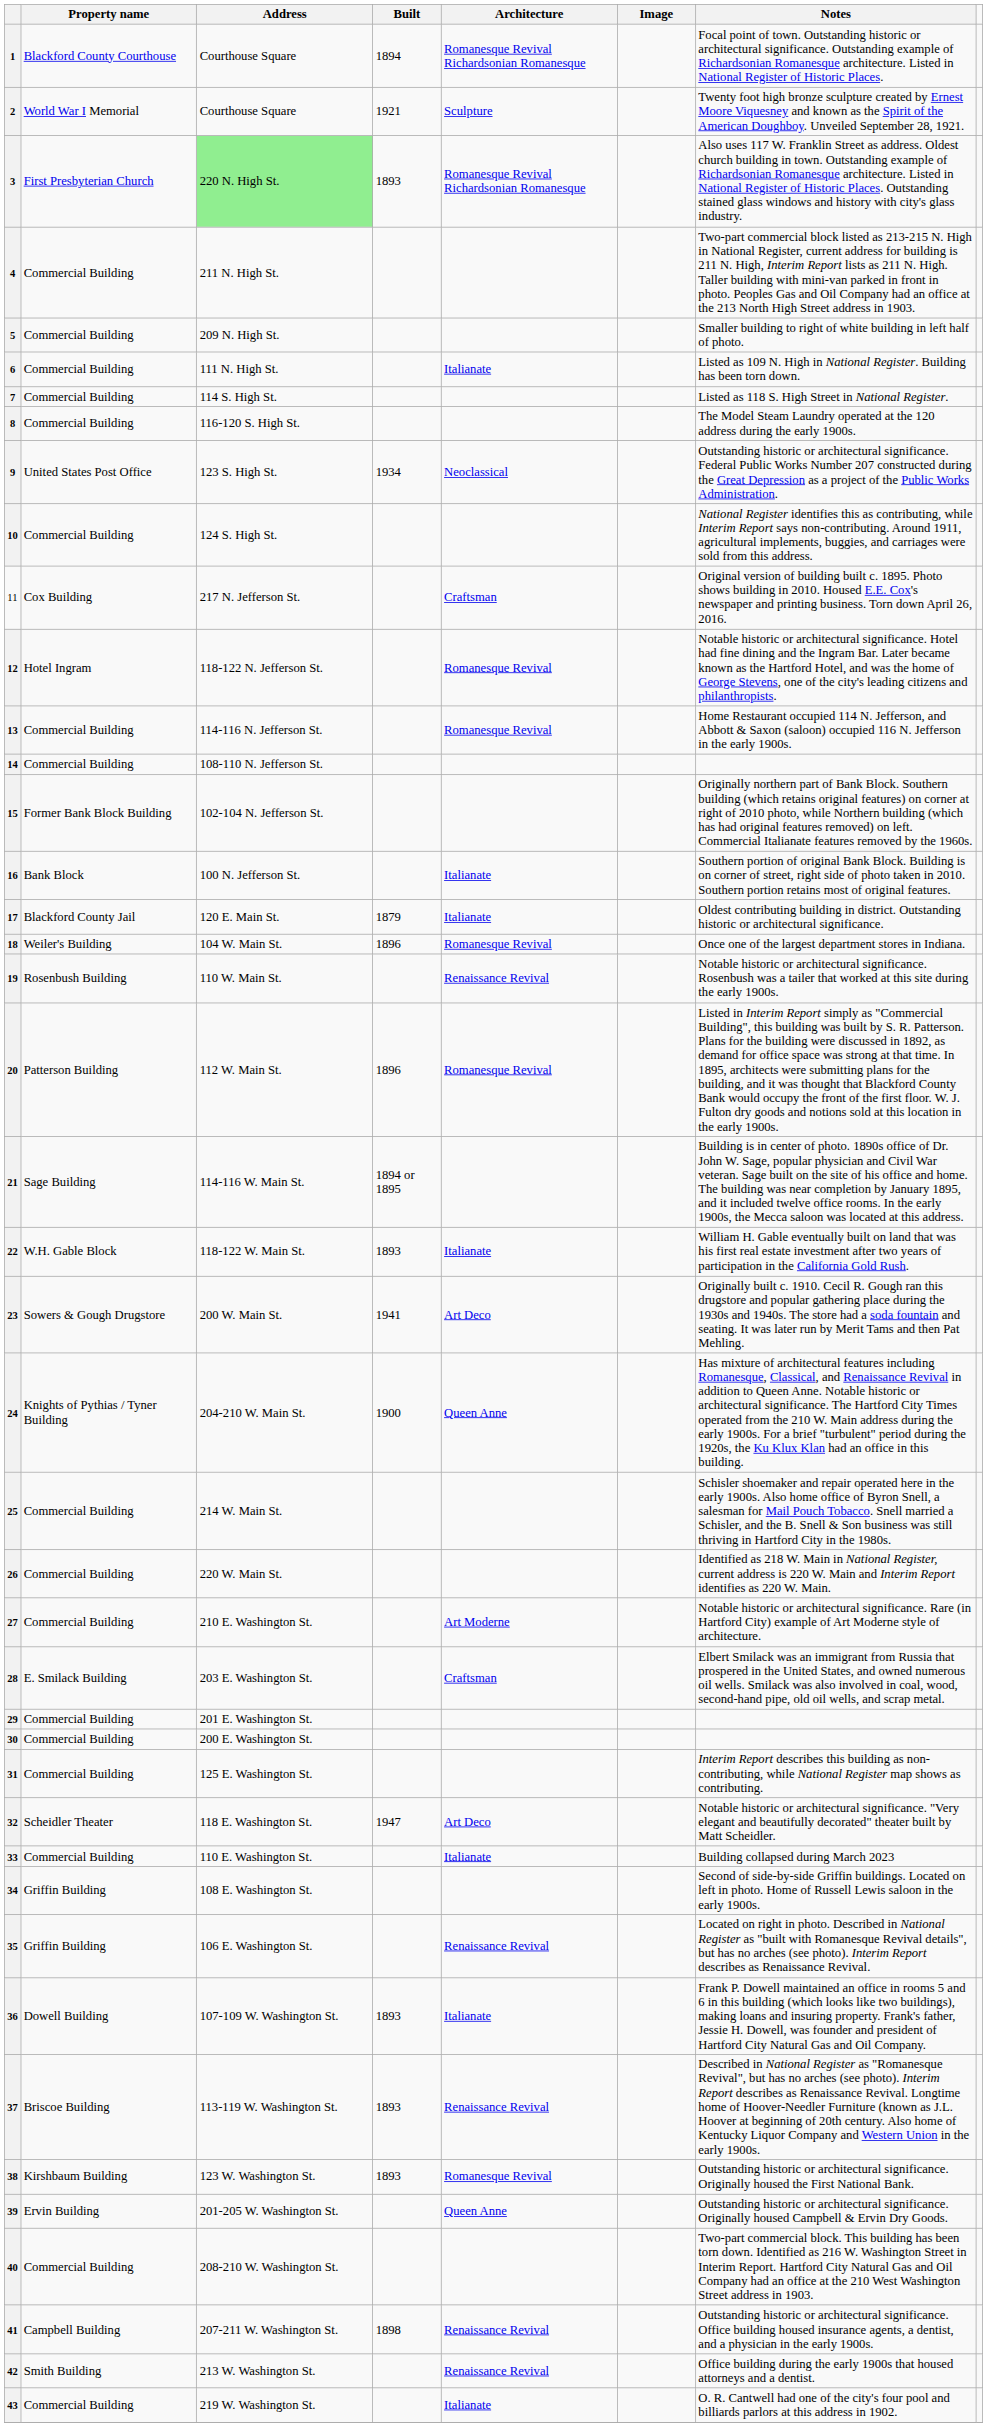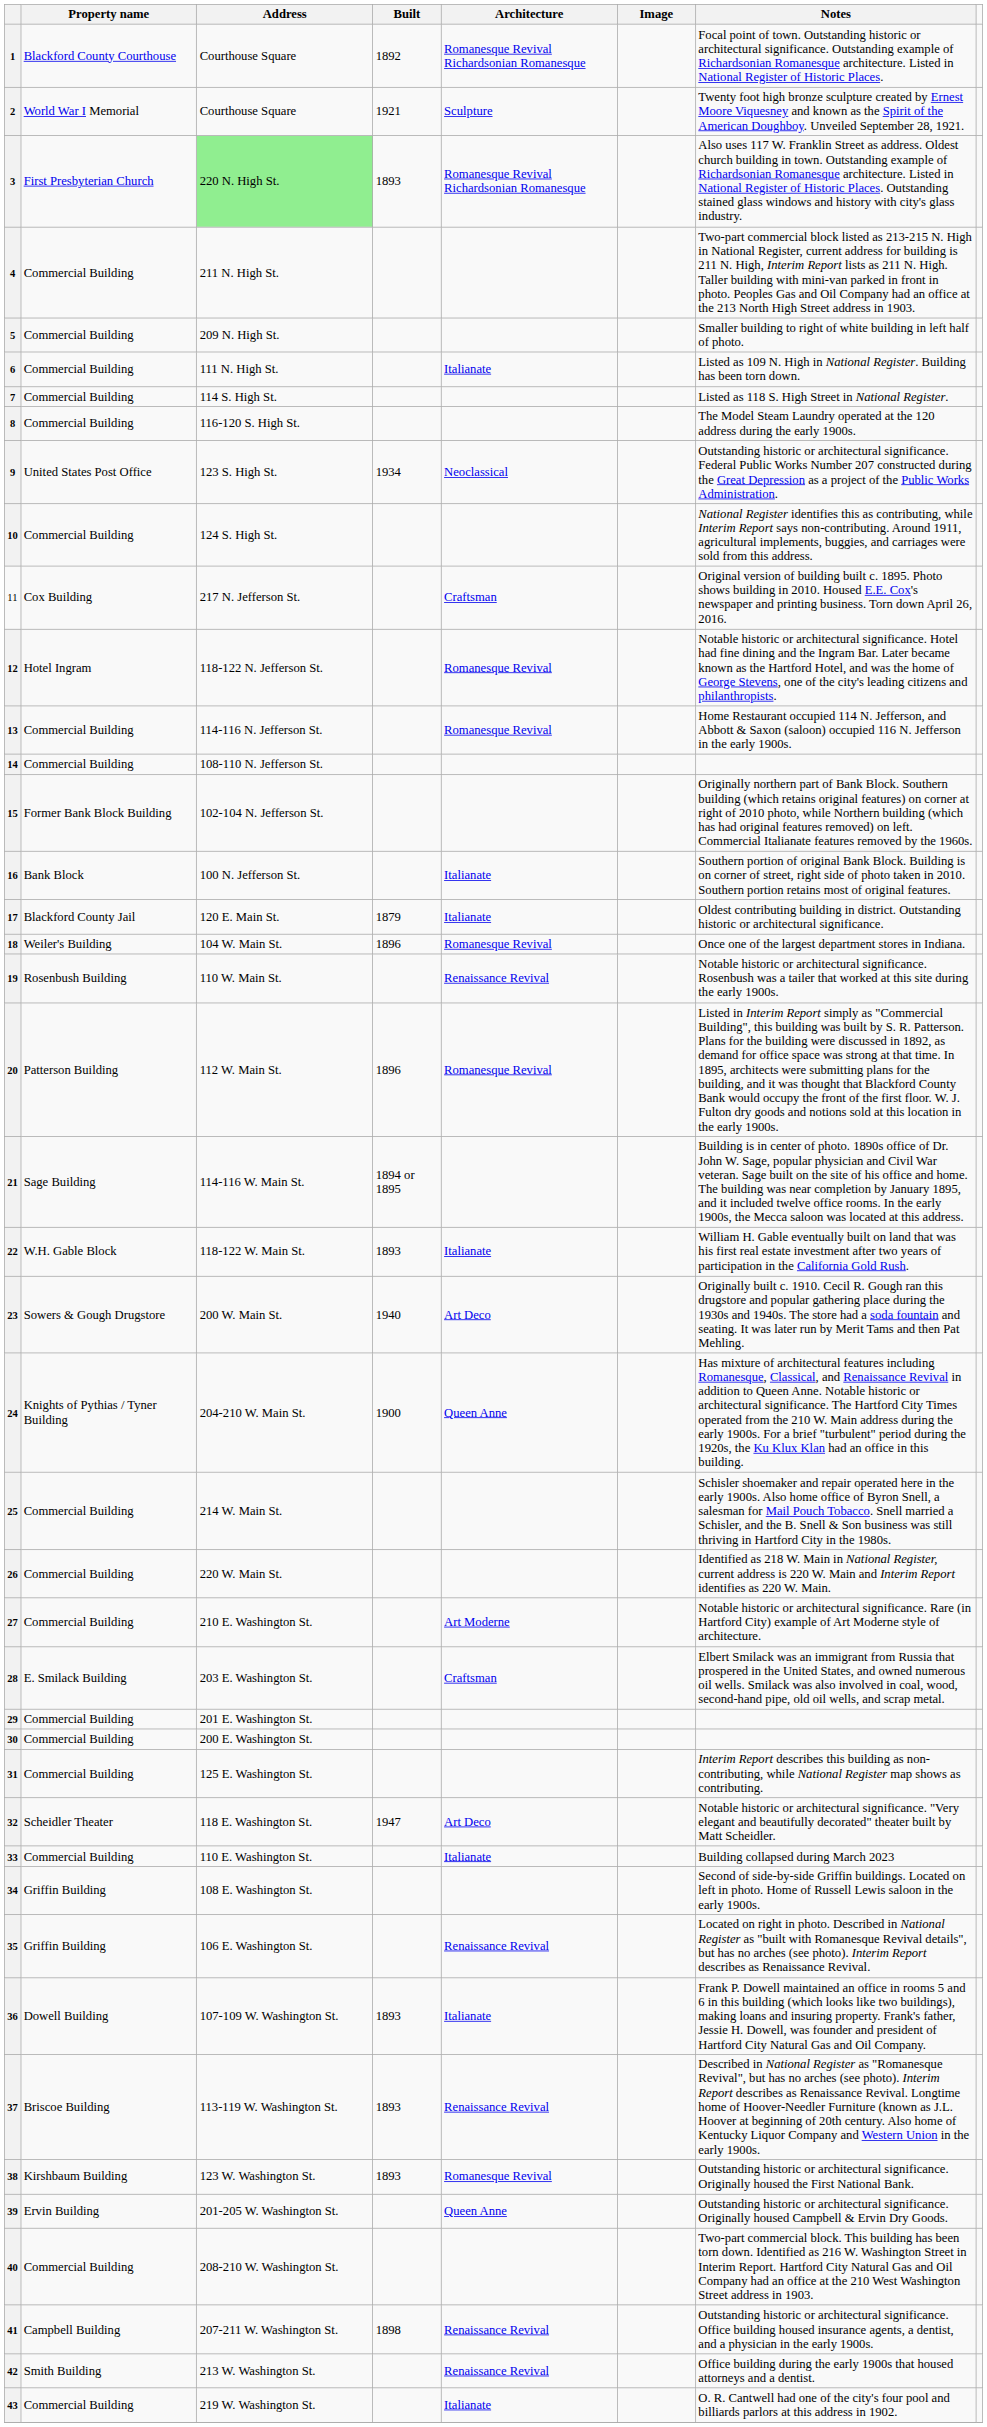(388, 55) 1894 -> (388, 55) 1892
(388, 1314) 1941 -> (388, 1314) 1940
